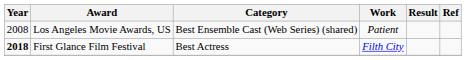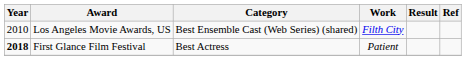(18, 30) 2008 -> (18, 30) 2010
(383, 30) Patient -> (383, 30) Filth City
(383, 47) Filth City -> (383, 47) Patient
